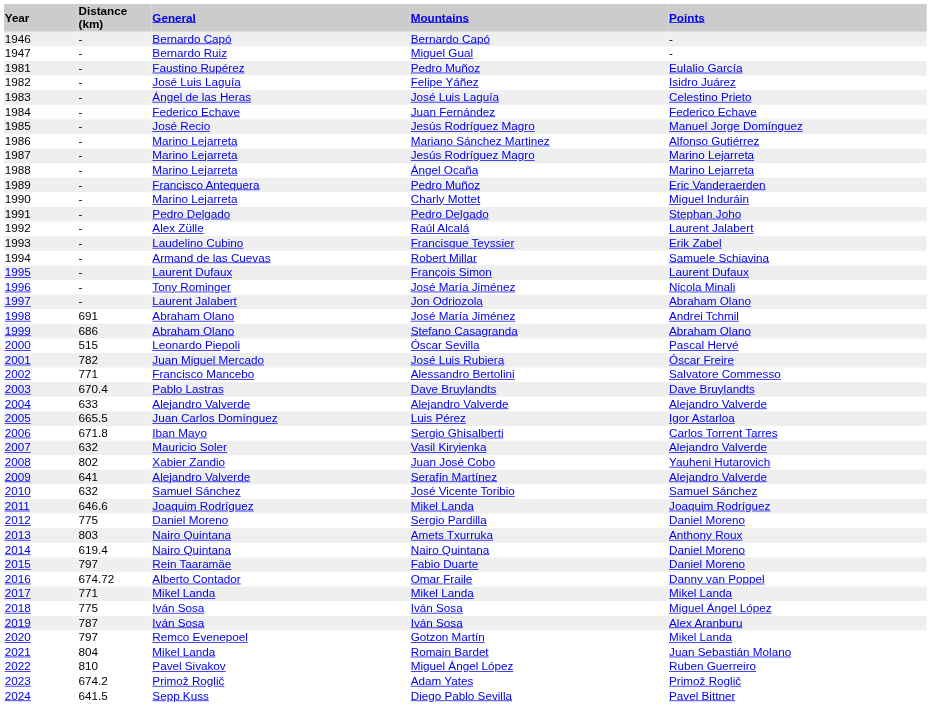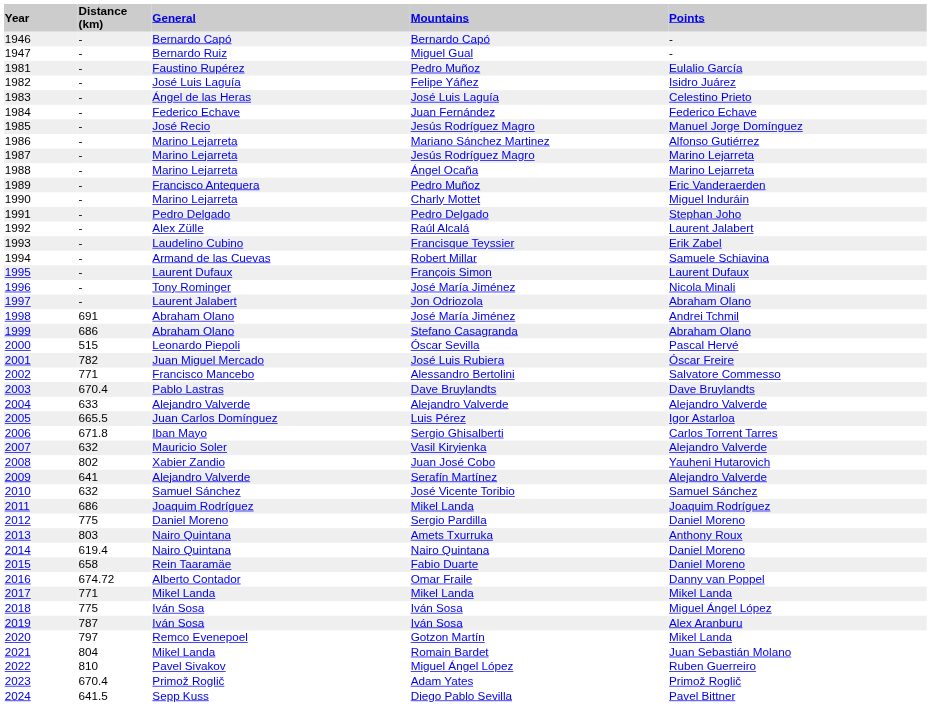(93, 506) 646.6 -> (88, 506) 686
(88, 564) 797 -> (88, 564) 658
(93, 681) 674.2 -> (93, 681) 670.4
